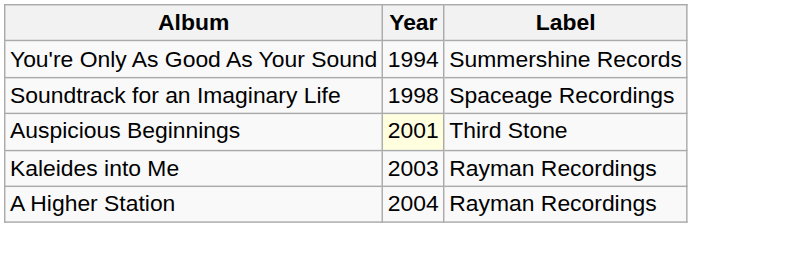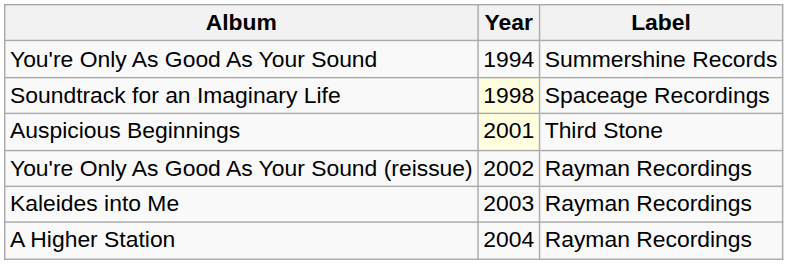(413, 95) no background -> (509, 95) lightyellow background
+ row: (241, 167)
